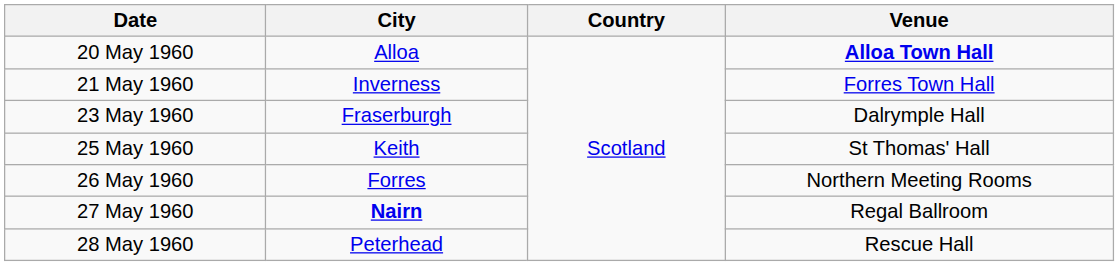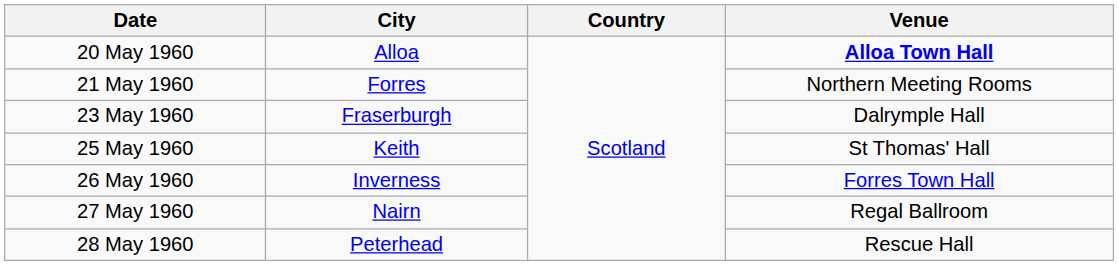(397, 84) Inverness -> (397, 84) Forres
(919, 84) Forres Town Hall -> (919, 84) Northern Meeting Rooms
(397, 180) Forres -> (397, 180) Inverness
(919, 180) Northern Meeting Rooms -> (919, 180) Forres Town Hall
(397, 212) bold -> (397, 212) normal
